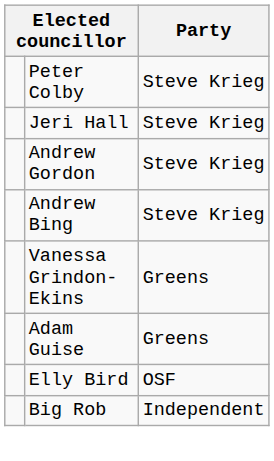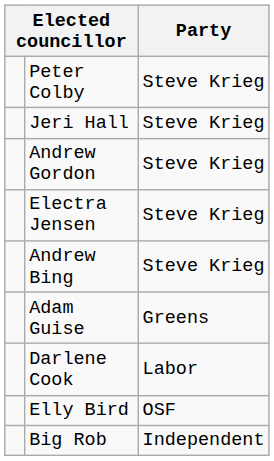+ row: (68, 215)
- row: (73, 277)
+ row: (68, 369)
